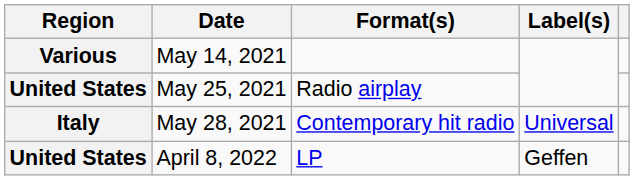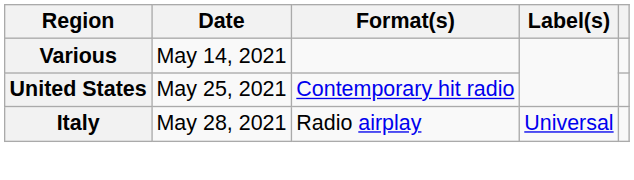(359, 89) Radio airplay -> (405, 89) Contemporary hit radio
(405, 123) Contemporary hit radio -> (359, 123) Radio airplay
- row: (217, 157)
